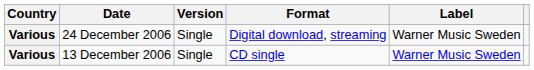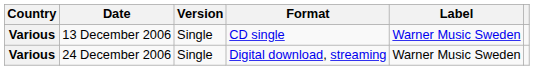rows swapped: (117, 55) <-> (117, 34)
